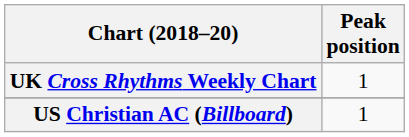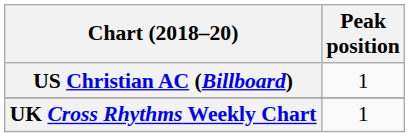rows swapped: (163, 80) <-> (163, 114)
